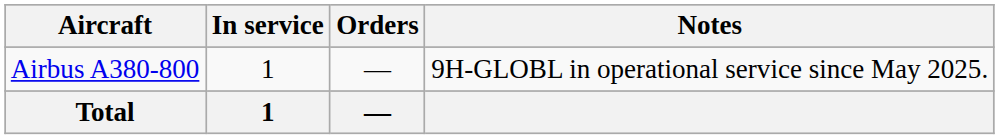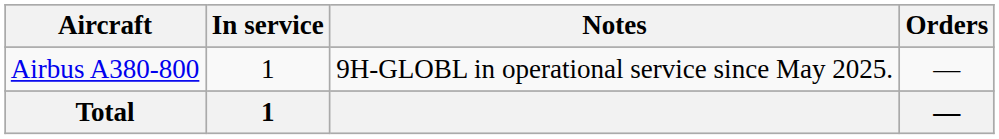columns swapped: (377, 25) <-> (710, 25)
